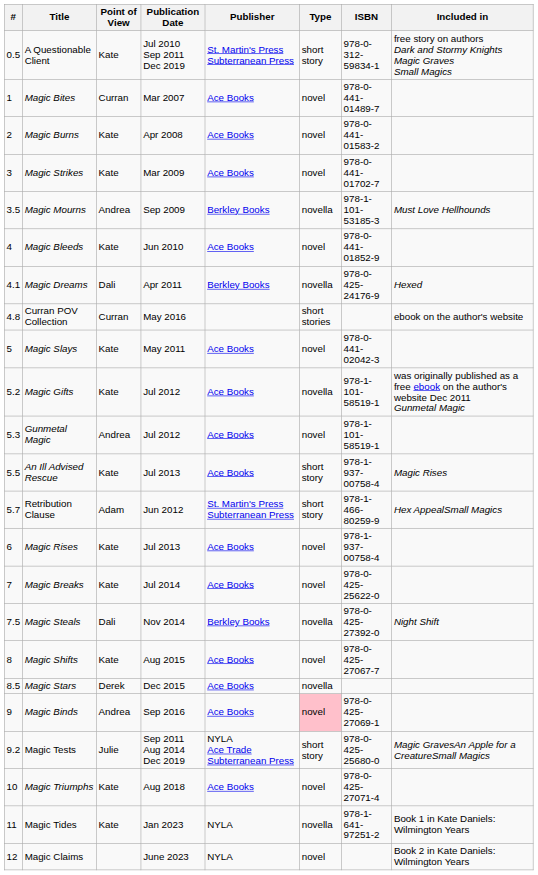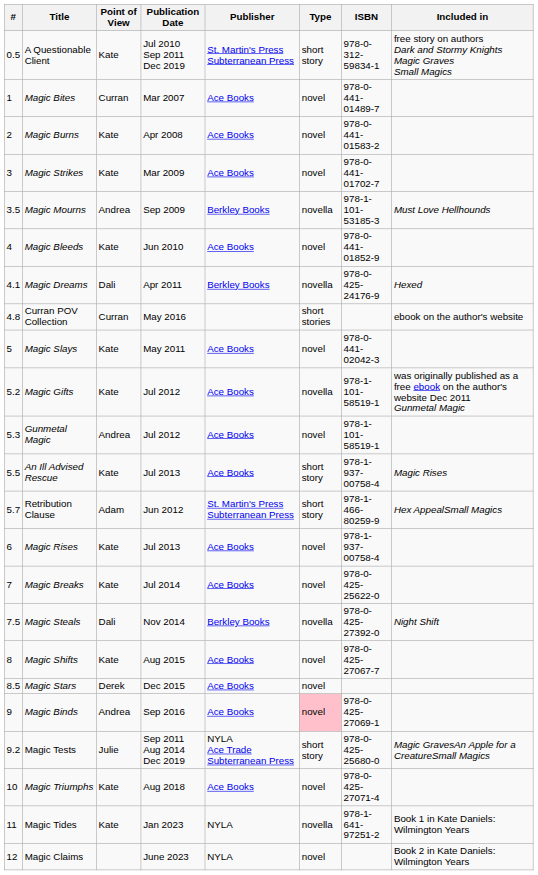(317, 686) novella -> (313, 686) novel
